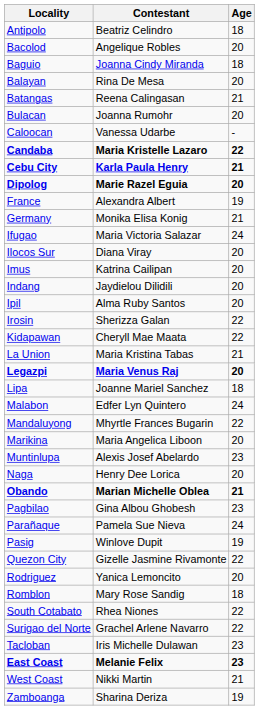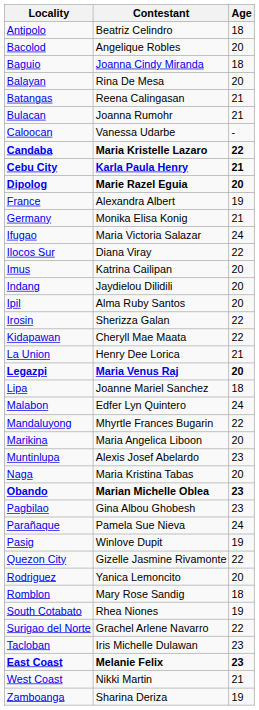(237, 116) 20 -> (237, 116) 21
(237, 252) 20 -> (237, 252) 22
(145, 355) Maria Kristina Tabas -> (138, 355) Henry Dee Lorica
(138, 474) Henry Dee Lorica -> (145, 474) Maria Kristina Tabas
(237, 491) 21 -> (237, 491) 23
(237, 611) 22 -> (237, 611) 19
